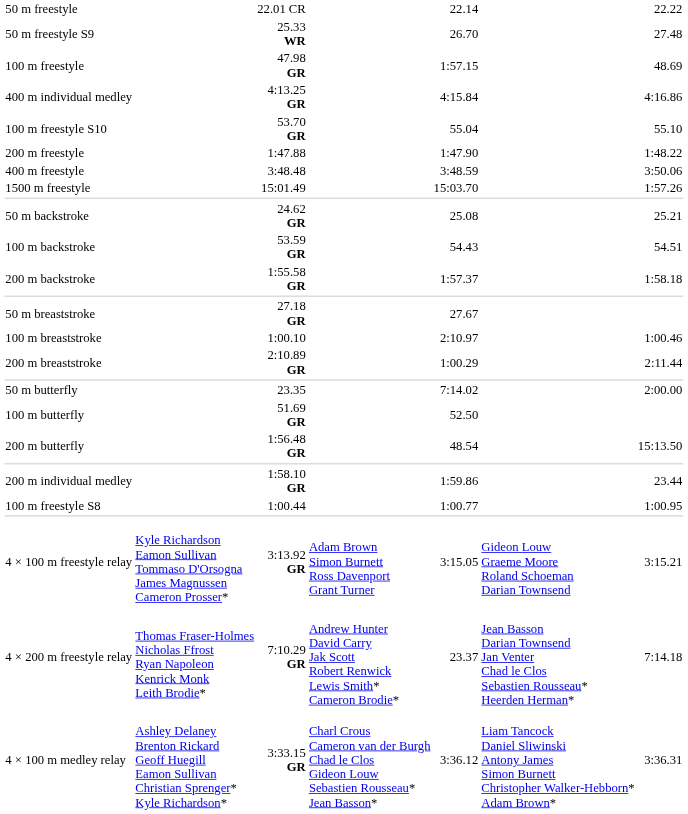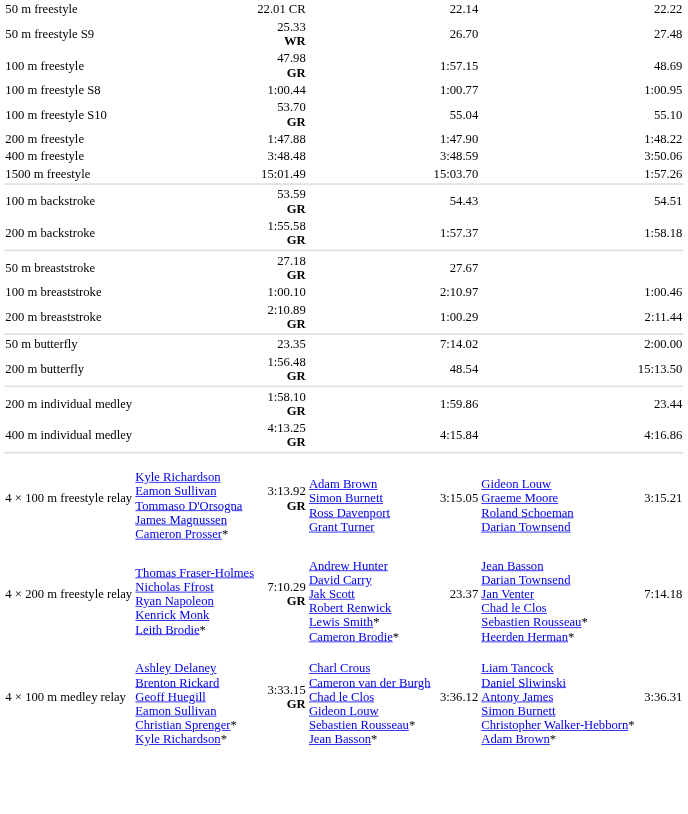rows swapped: (53, 505) <-> (69, 97)
- row: (47, 215)
- row: (45, 414)
